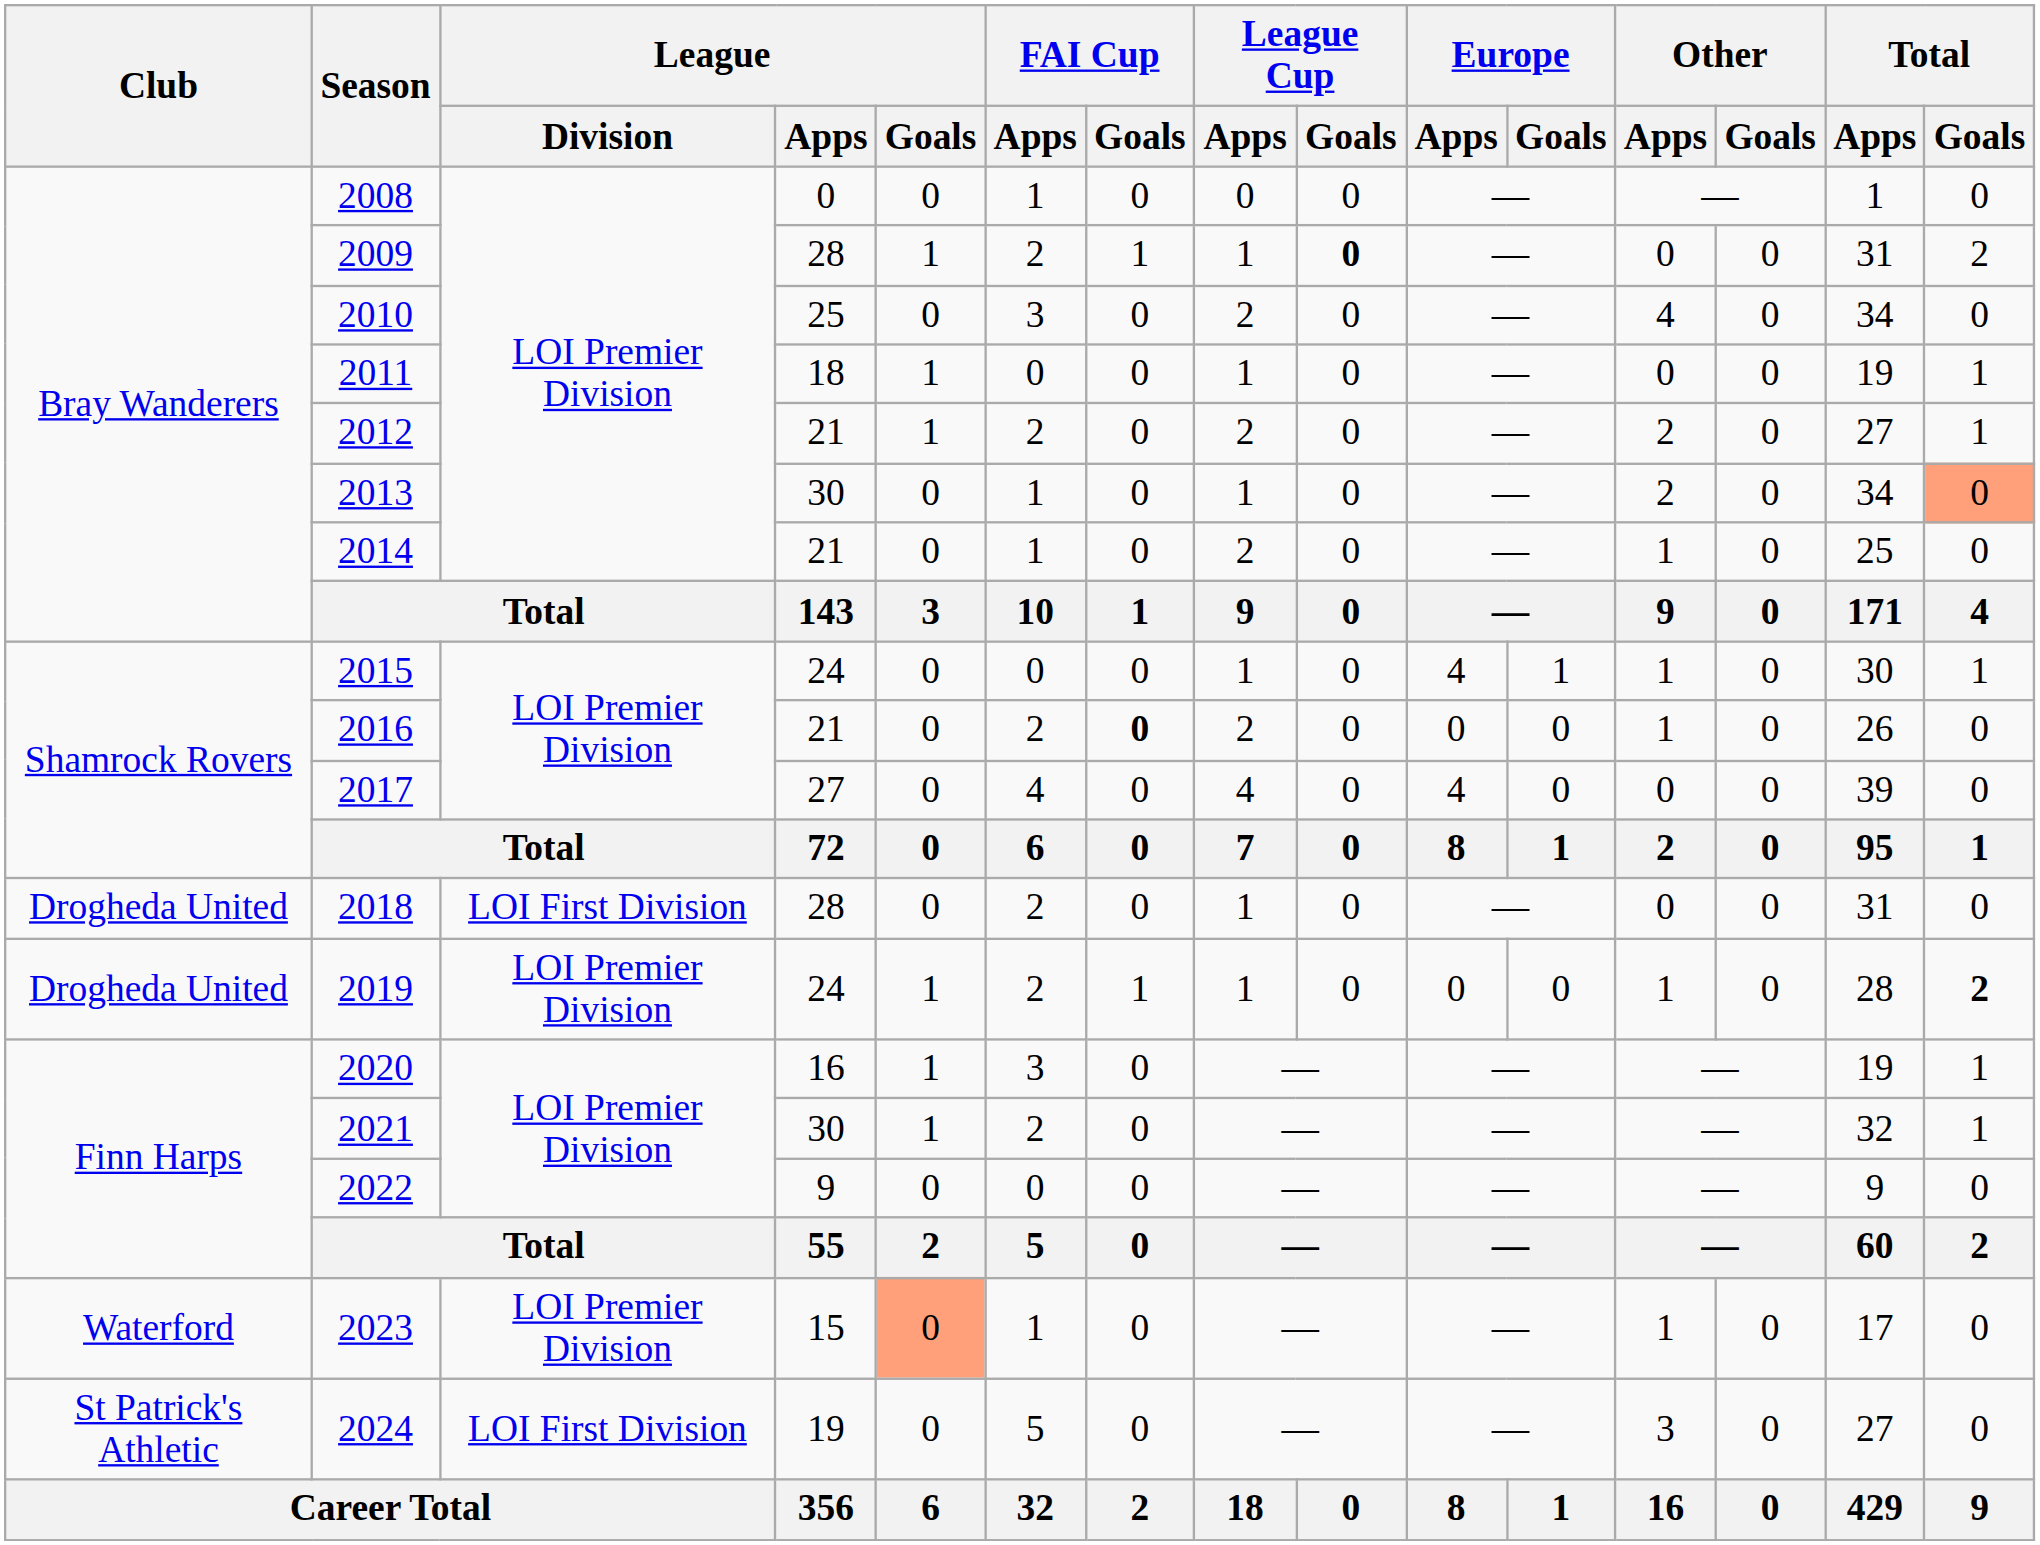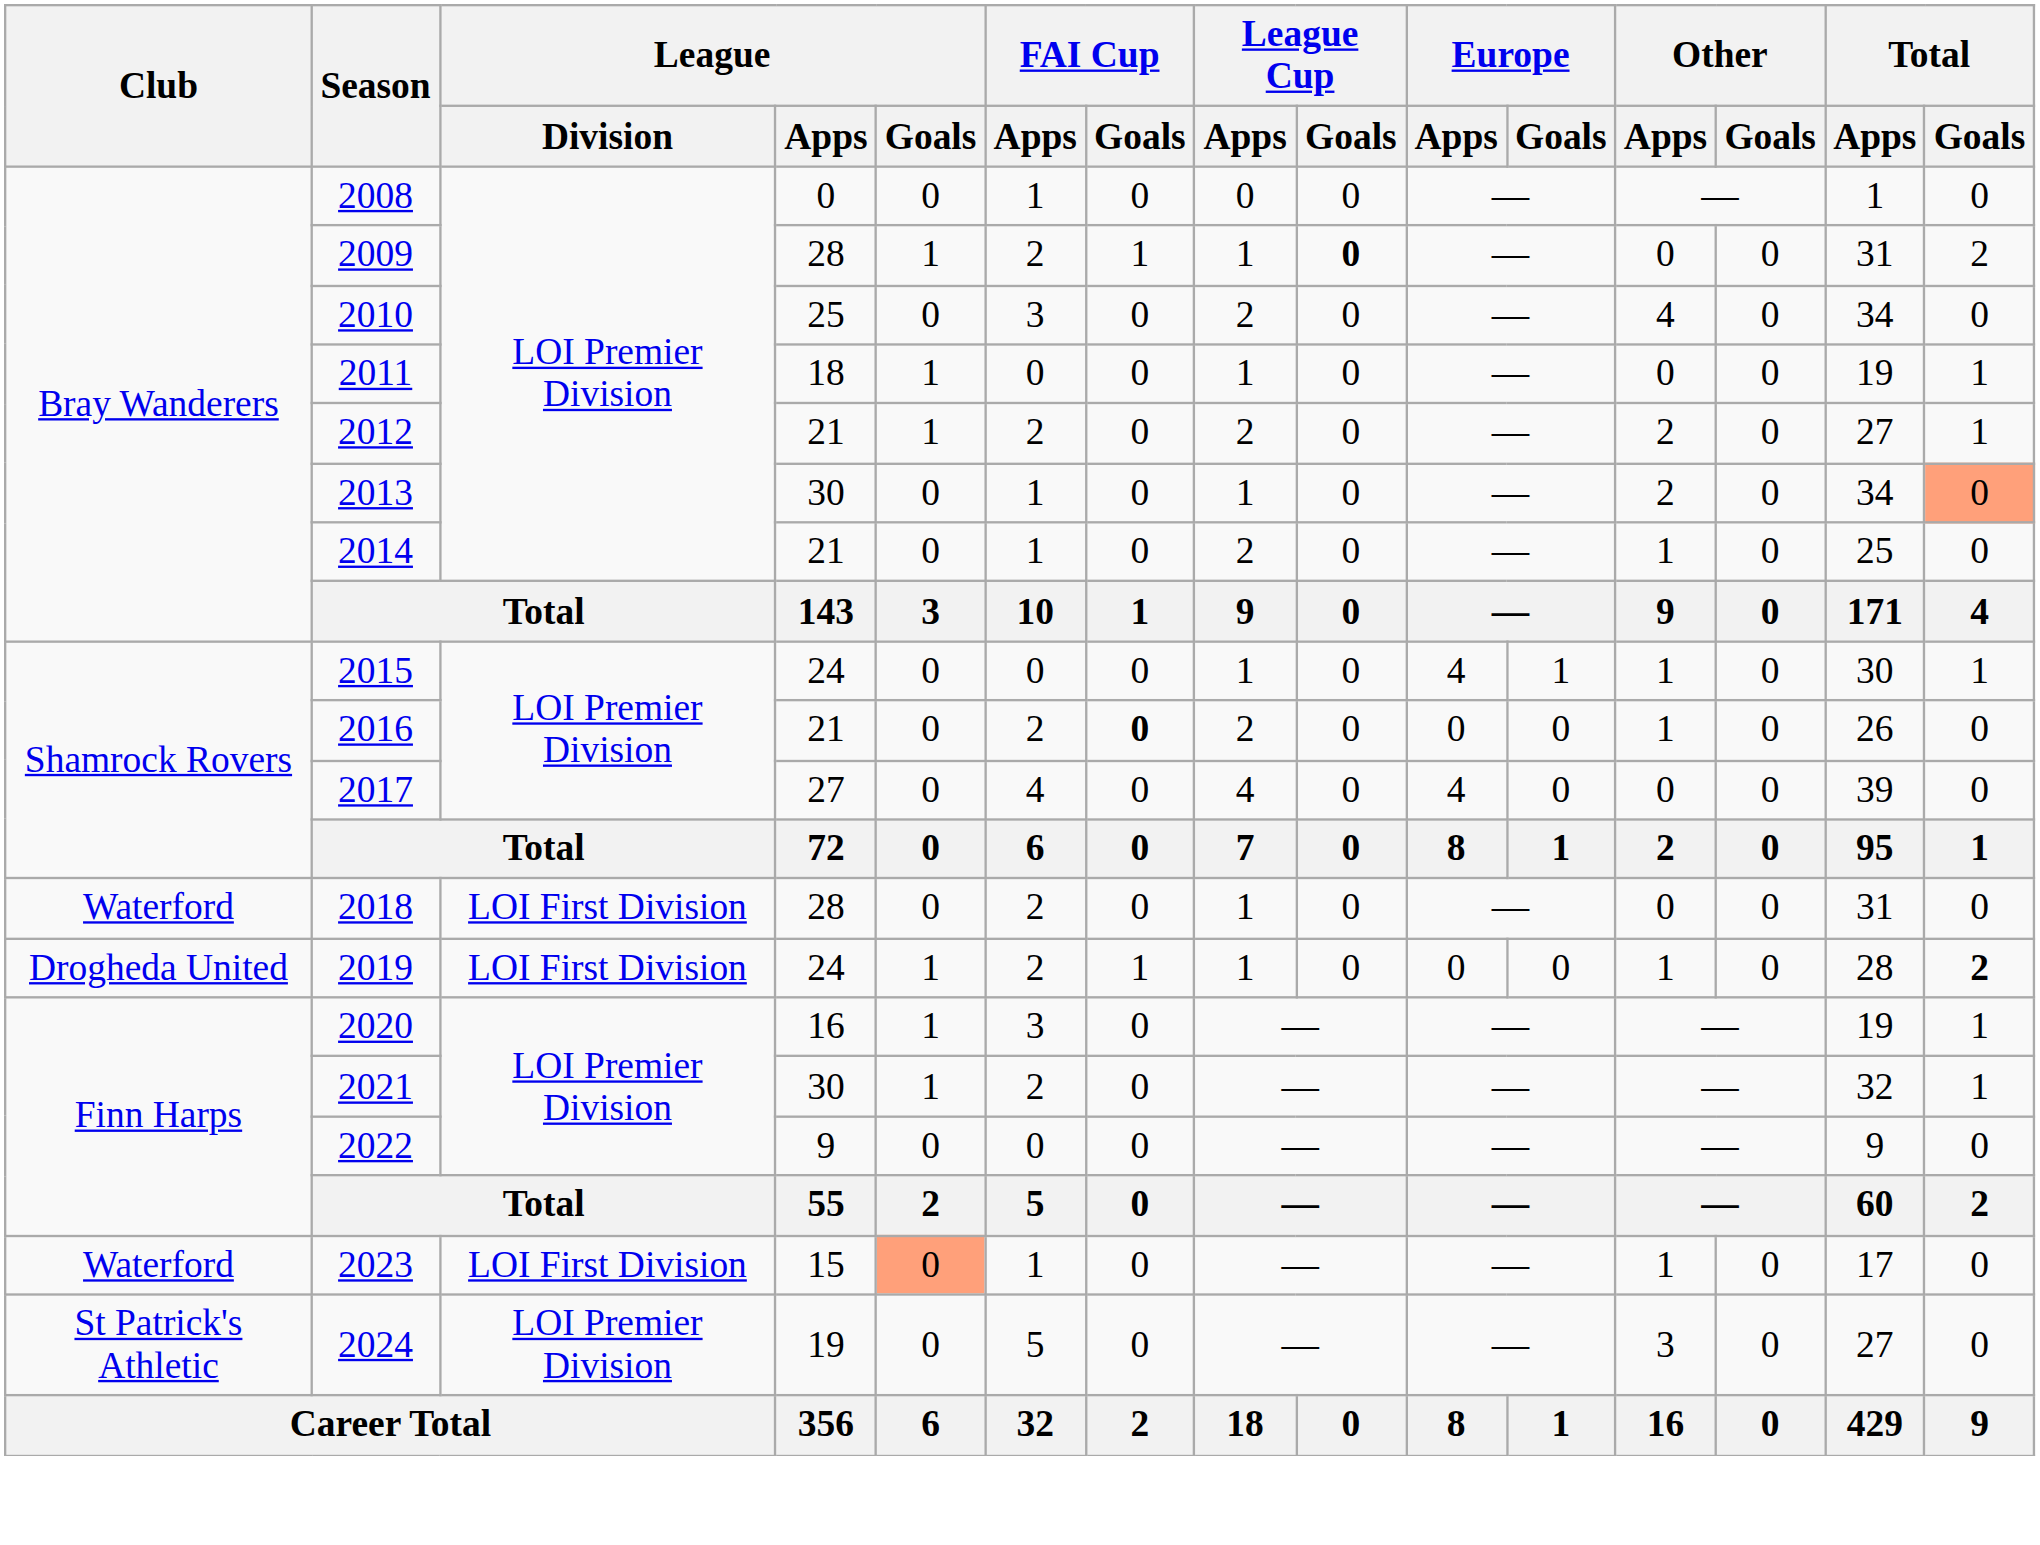(158, 907) Drogheda United -> (158, 907) Waterford
(607, 988) LOI Premier Division -> (607, 966) LOI First Division
(607, 1327) LOI Premier Division -> (607, 1263) LOI First Division
(607, 1428) LOI First Division -> (607, 1344) LOI Premier Division
